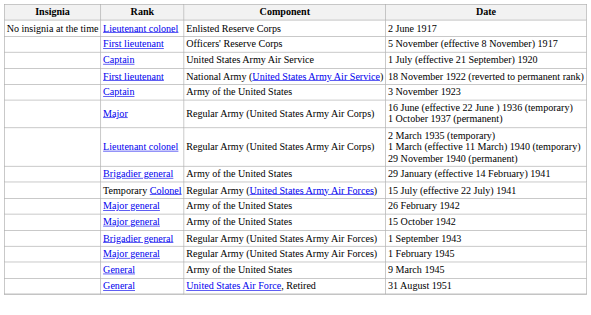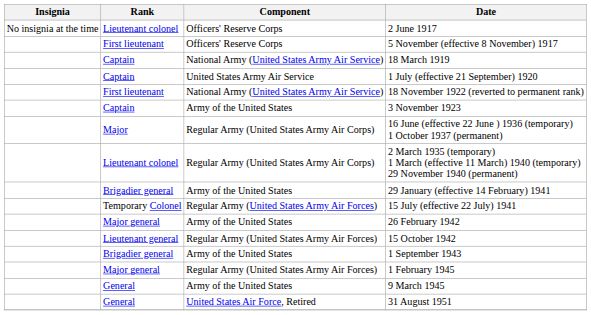(234, 28) Enlisted Reserve Corps -> (234, 28) Officers' Reserve Corps
+ row: (419, 60)
(132, 222) Major general -> (141, 238) Lieutenant general
(239, 222) Army of the United States -> (282, 238) Regular Army (United States Army Air Forces)
(282, 238) Regular Army (United States Army Air Forces) -> (239, 254) Army of the United States
